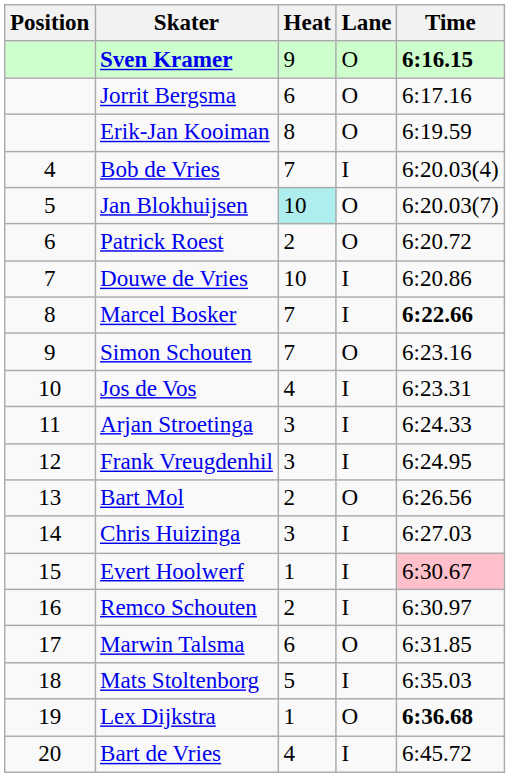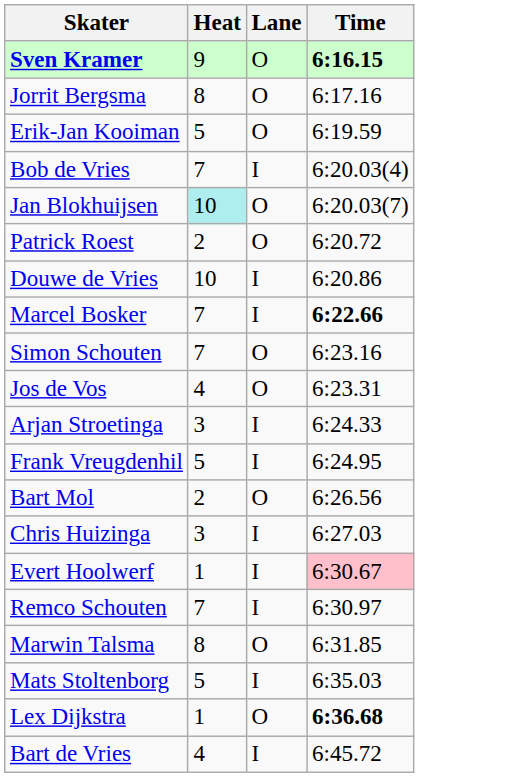- column: (50, 22)
(289, 95) 6 -> (199, 95) 8
(289, 132) 8 -> (199, 132) 5
(345, 388) I -> (260, 388) O
(289, 461) 3 -> (199, 461) 5
(289, 607) 2 -> (199, 607) 7
(289, 643) 6 -> (199, 643) 8
